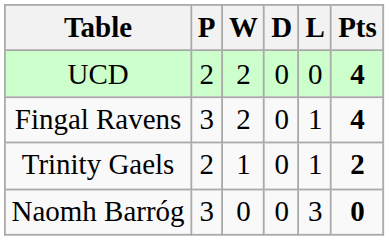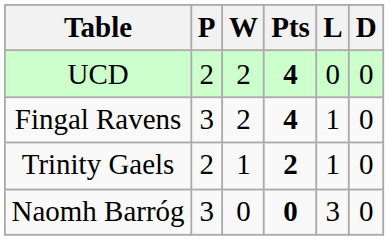columns swapped: (282, 27) <-> (357, 27)
